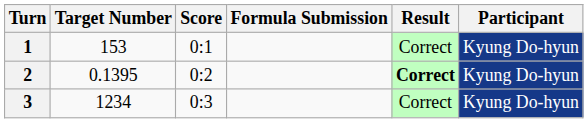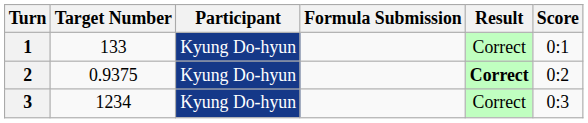columns swapped: (521, 18) <-> (201, 18)
(113, 46) 153 -> (113, 46) 133
(113, 74) 0.1395 -> (113, 74) 0.9375
